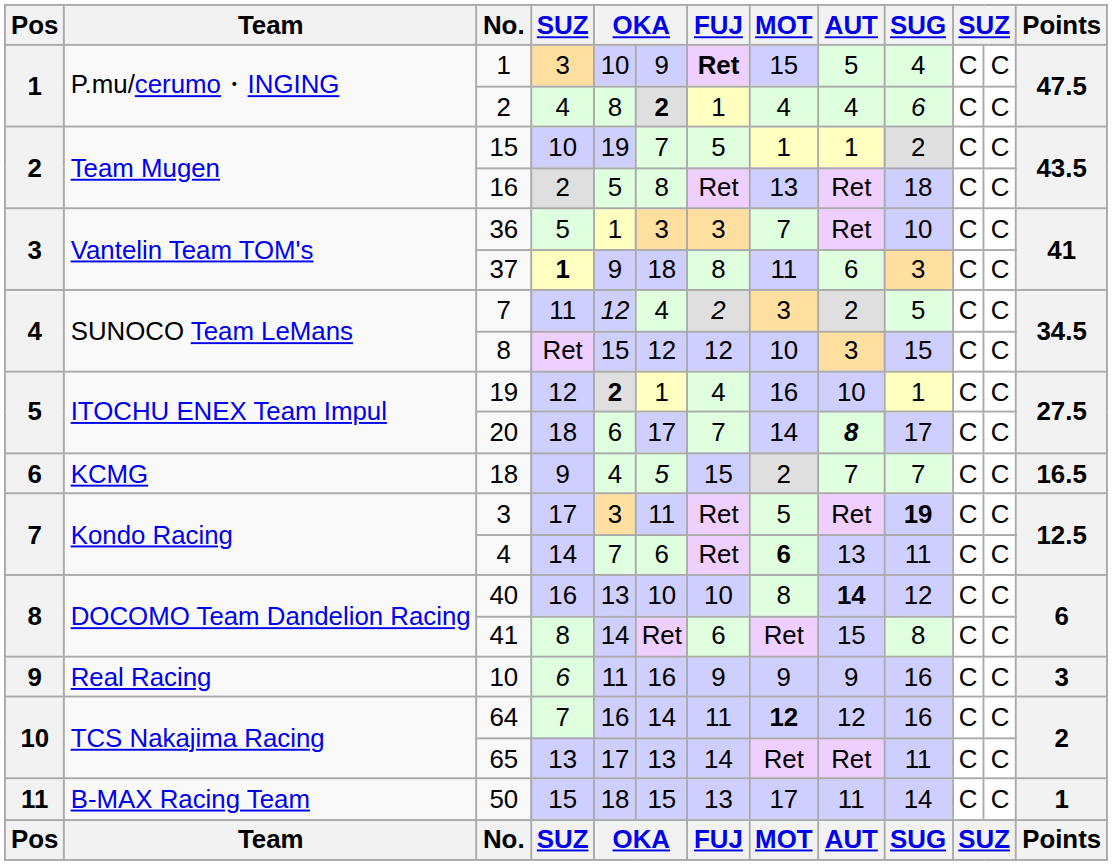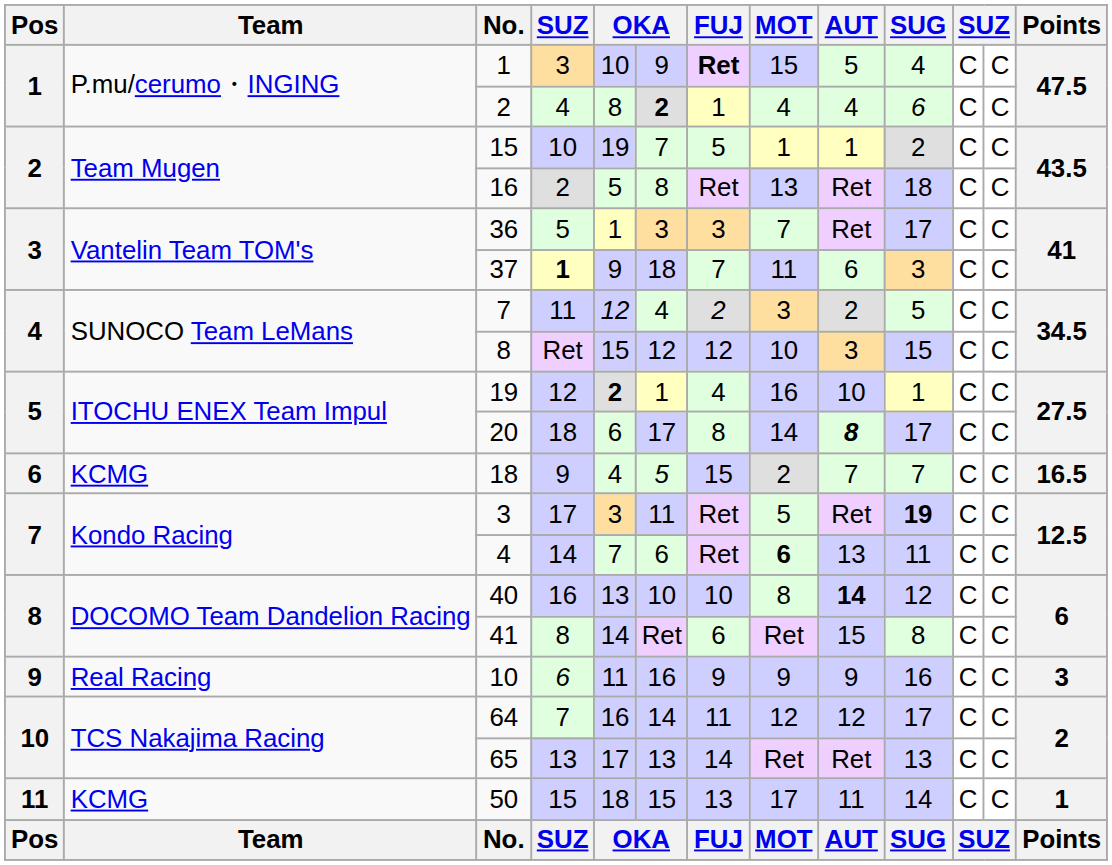(918, 229) 10 -> (918, 229) 17
(718, 269) 8 -> (718, 269) 7
(718, 432) 7 -> (718, 432) 8
(784, 717) bold -> (784, 717) normal
(918, 717) 16 -> (918, 717) 17
(918, 758) 11 -> (918, 758) 13
(190, 799) B-MAX Racing Team -> (109, 799) KCMG
